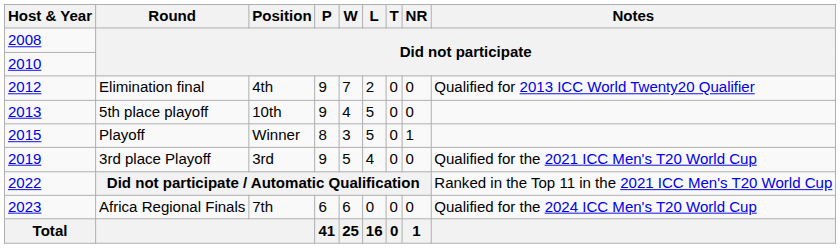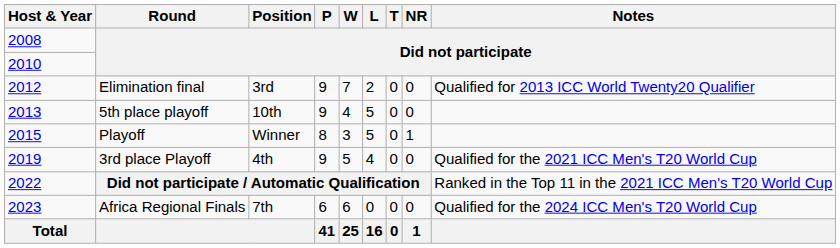(263, 87) 4th -> (263, 87) 3rd
(263, 159) 3rd -> (263, 159) 4th
